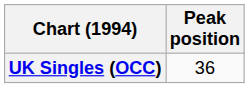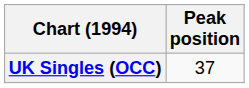(205, 67) 36 -> (205, 67) 37
